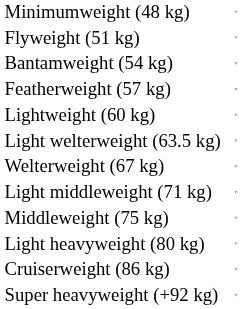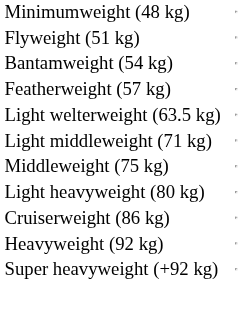- row: (80, 114)
- row: (84, 166)
+ row: (84, 243)
